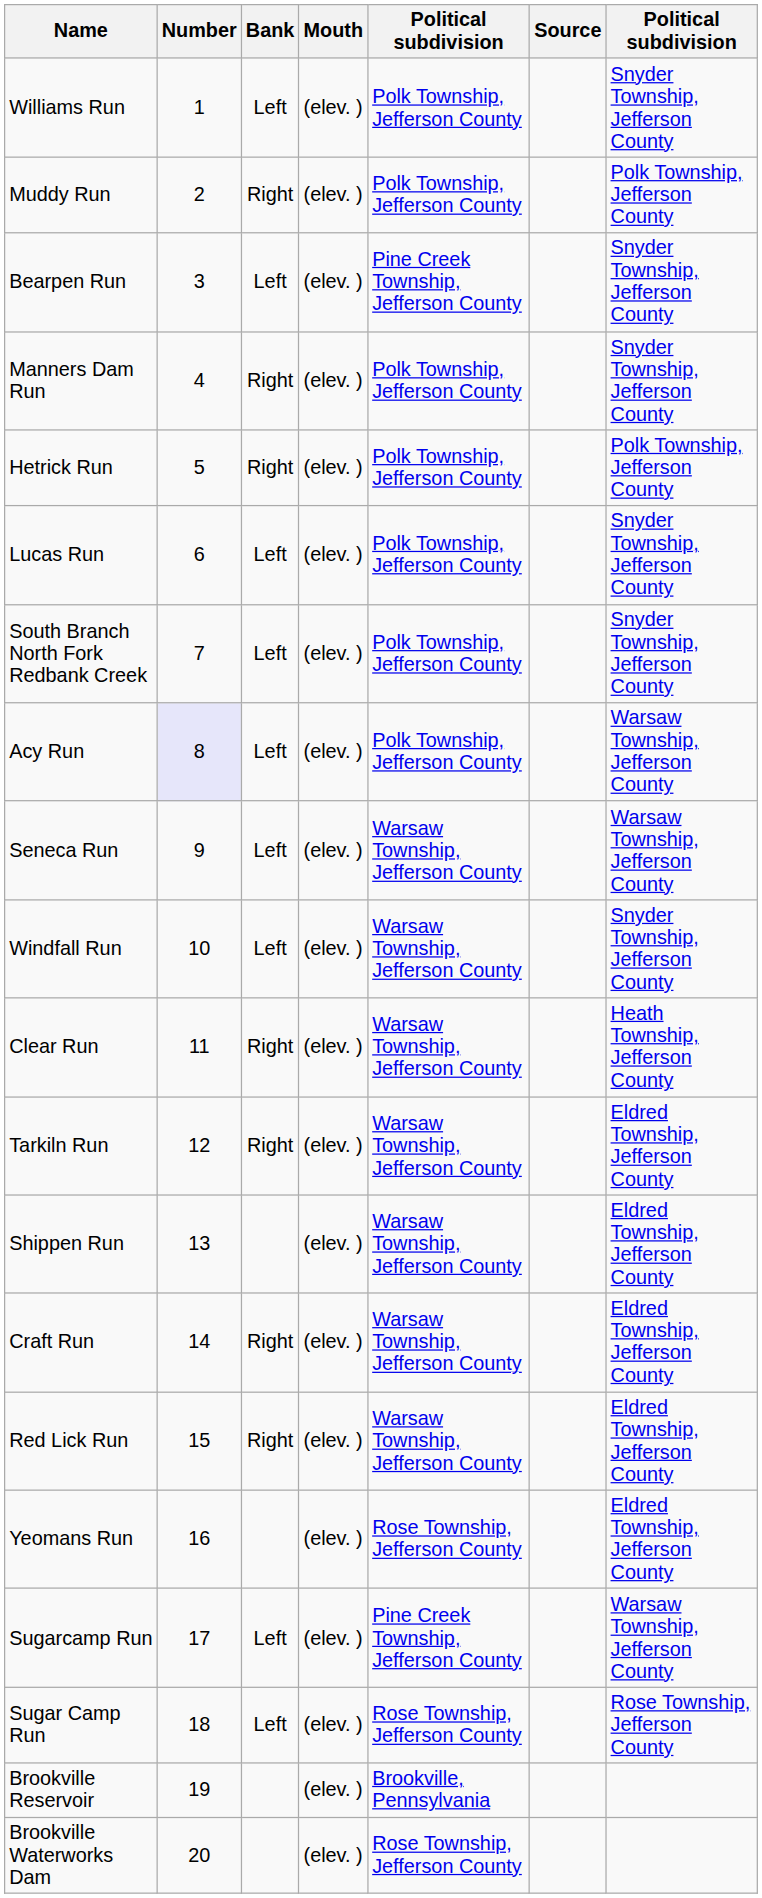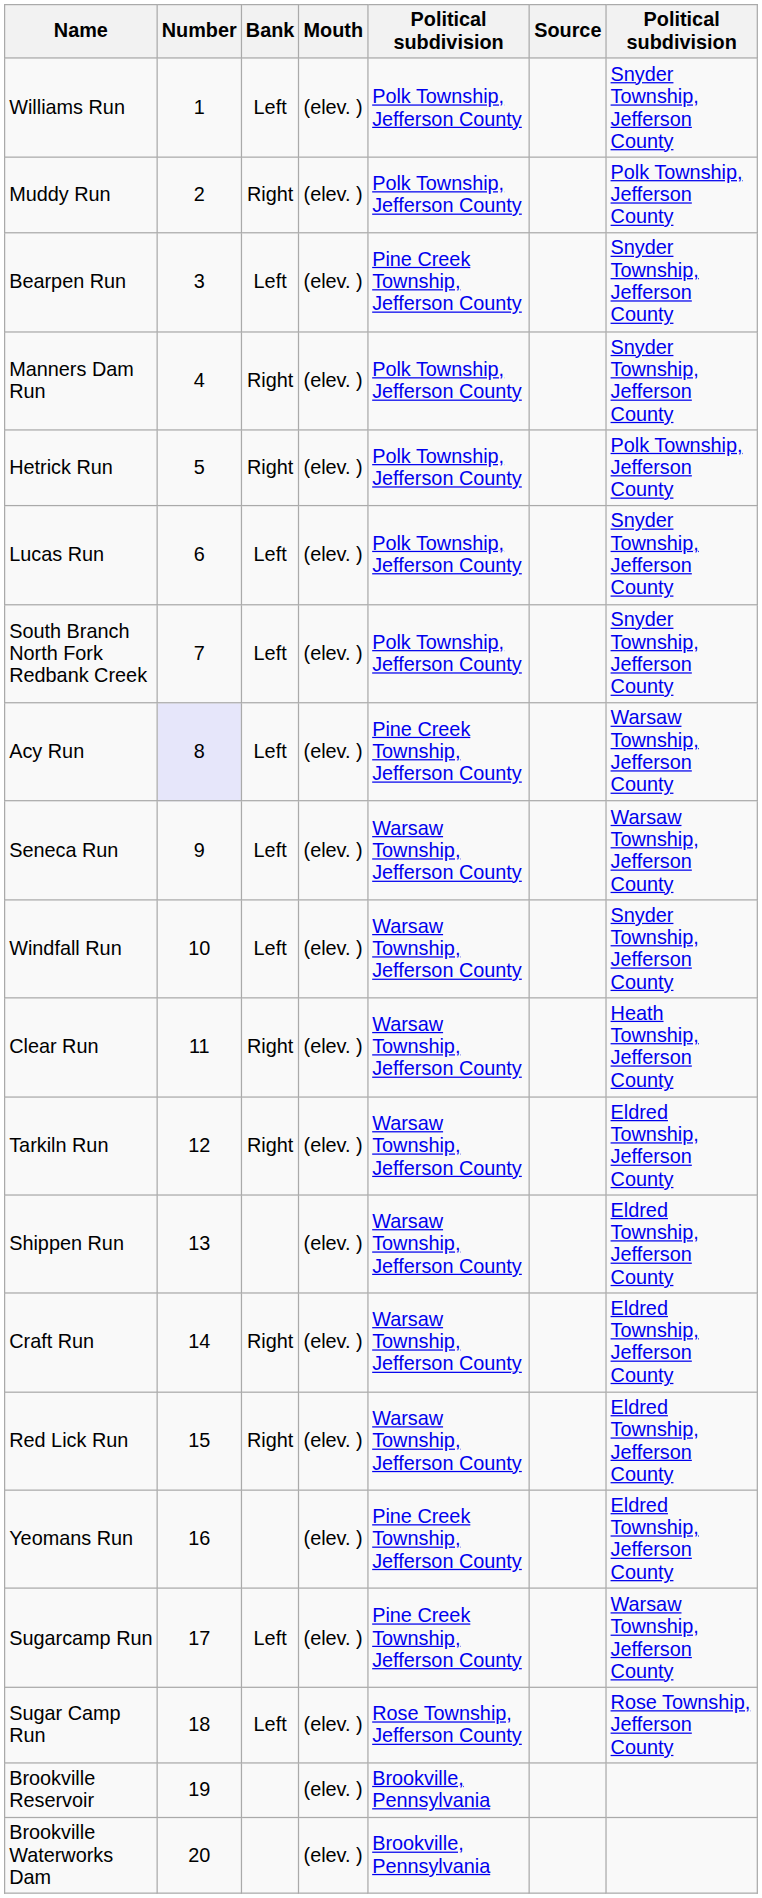(447, 751) Polk Township, Jefferson County -> (447, 751) Pine Creek Township, Jefferson County
(447, 1539) Rose Township, Jefferson County -> (447, 1539) Pine Creek Township, Jefferson County
(447, 1854) Rose Township, Jefferson County -> (431, 1854) Brookville, Pennsylvania
